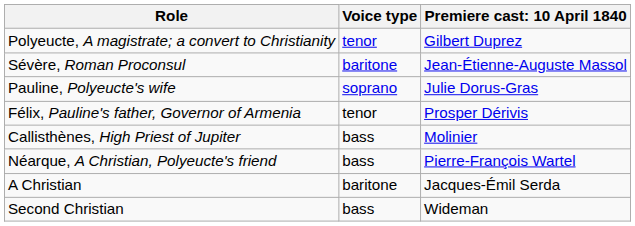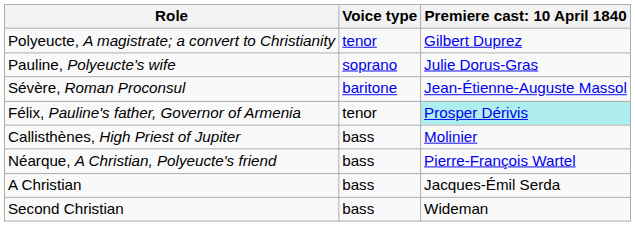rows swapped: (92, 88) <-> (97, 64)
(476, 112) no background -> (476, 112) paleturquoise background
(370, 185) baritone -> (358, 185) bass
